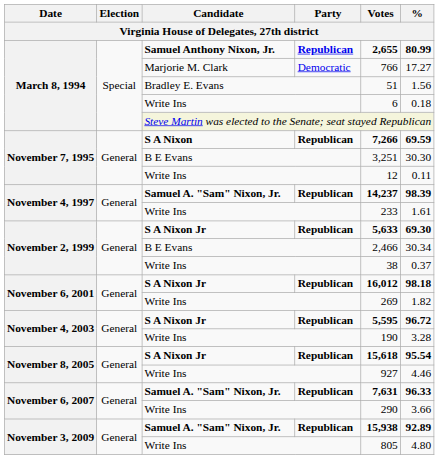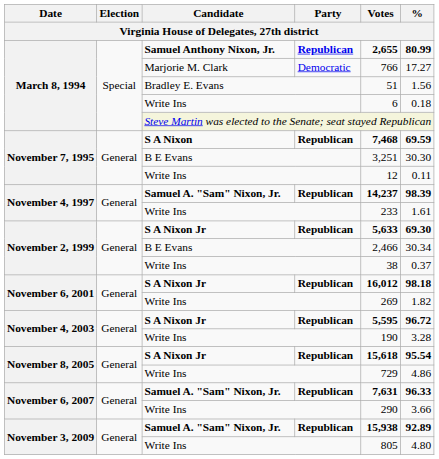(385, 139) 7,266 -> (385, 139) 7,468
(389, 373) 927 -> (389, 373) 729
(421, 373) 4.46 -> (421, 373) 4.86
